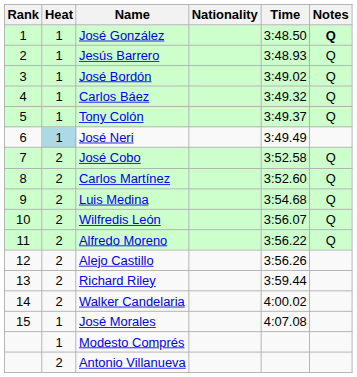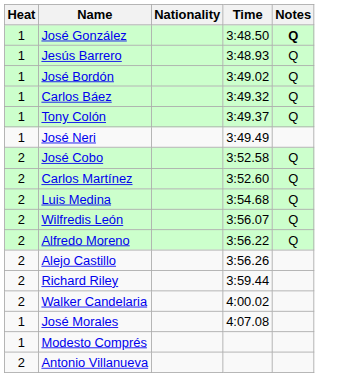- column: (23, 15)
(59, 138) lightblue background -> (21, 138) no background
